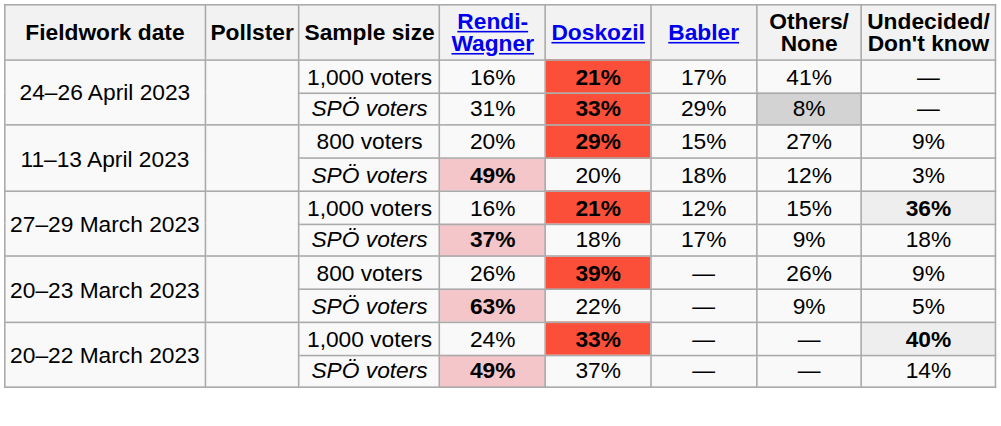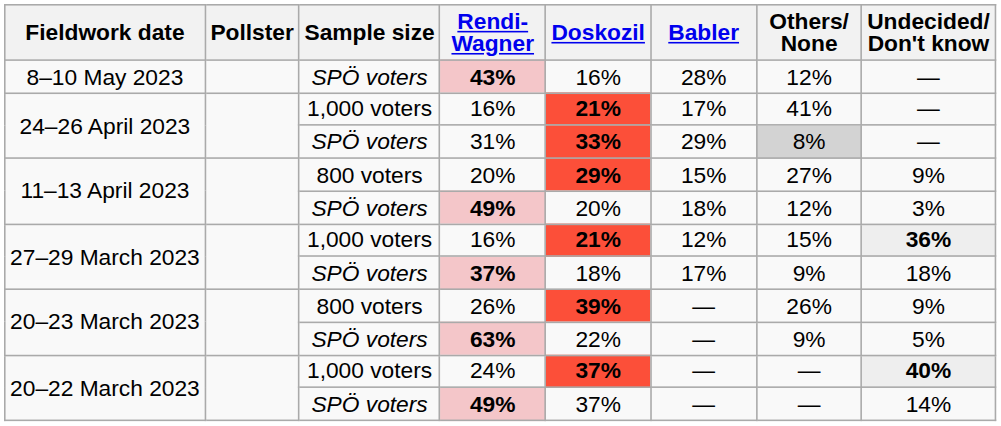+ row: (105, 76)
(598, 339) 33% -> (598, 372) 37%
